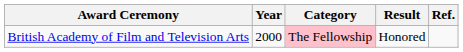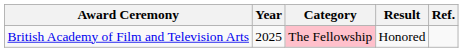(269, 36) 2000 -> (269, 36) 2025
